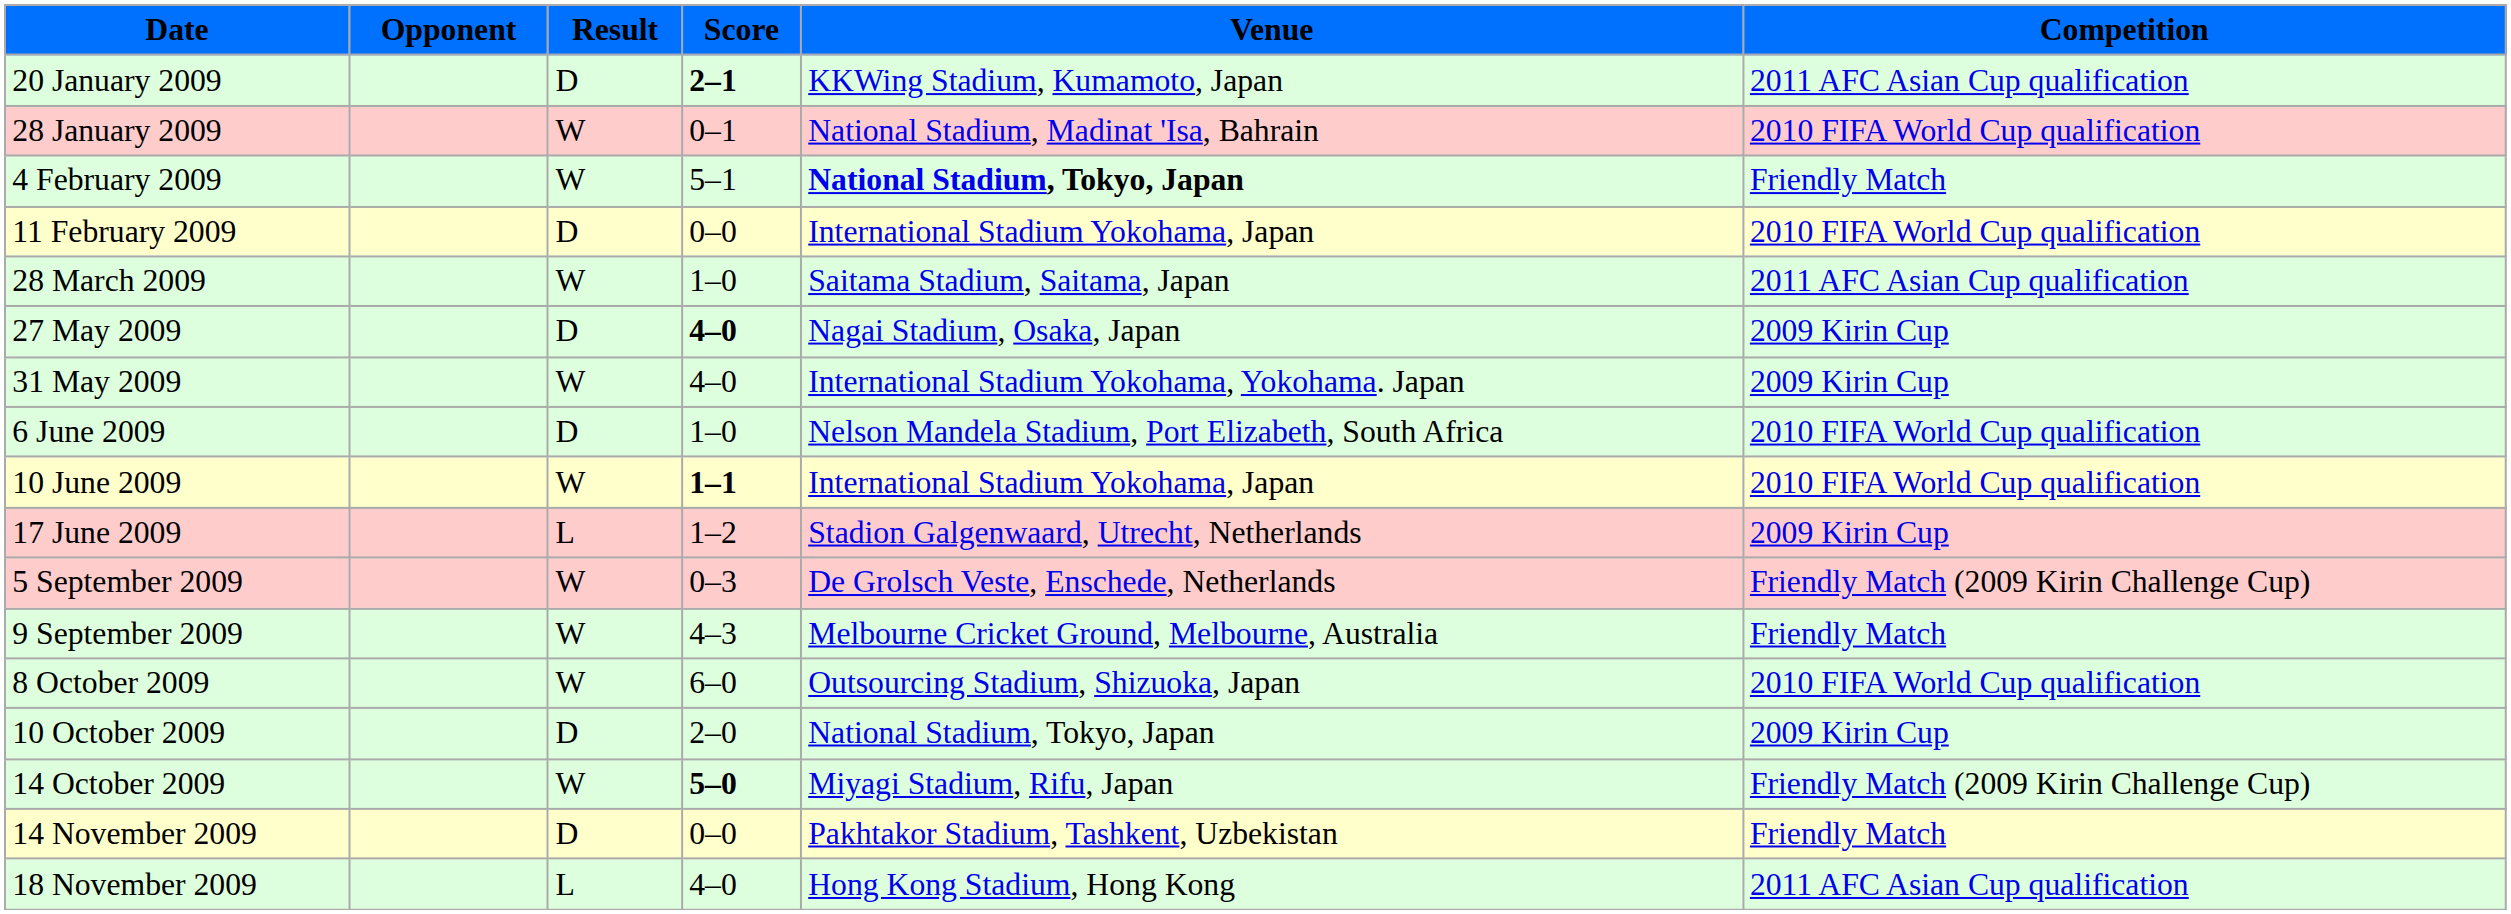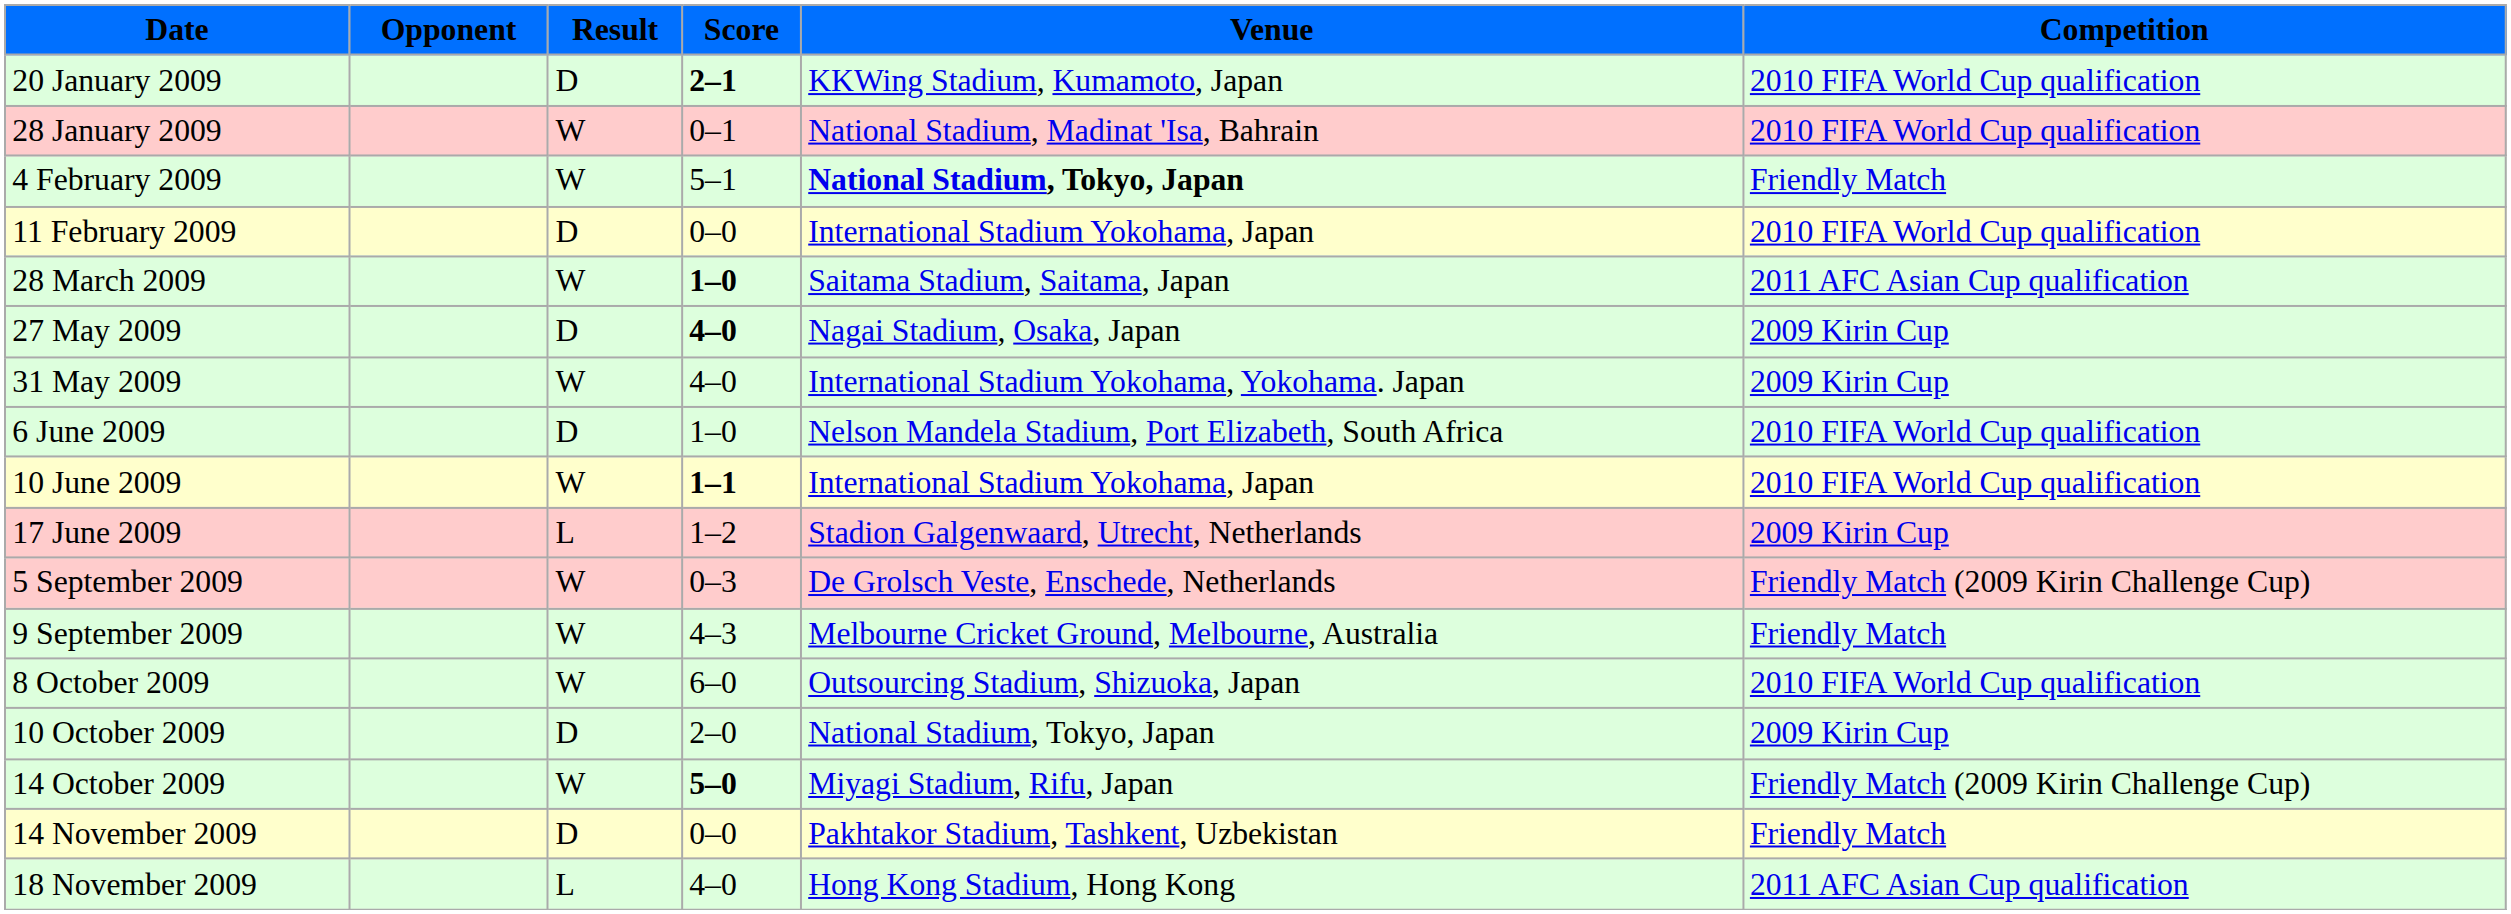(1969, 79) 2011 AFC Asian Cup qualification -> (1975, 79) 2010 FIFA World Cup qualification
(713, 280) normal -> (713, 280) bold
